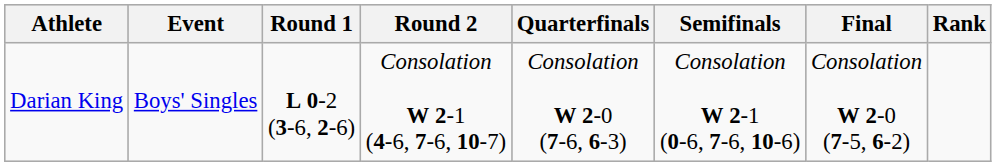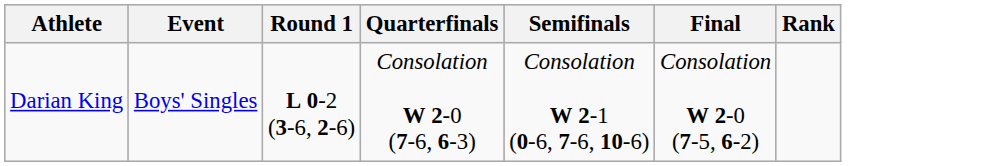- column: (436, 23)
